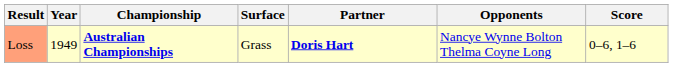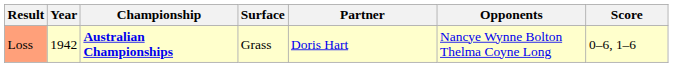(64, 44) 1949 -> (64, 44) 1942
(322, 44) bold -> (320, 44) normal
